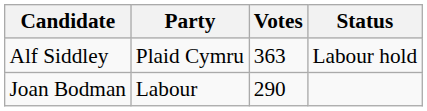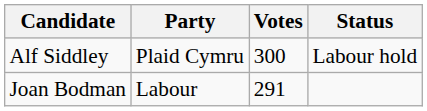(270, 55) 363 -> (270, 55) 300
(270, 88) 290 -> (270, 88) 291
